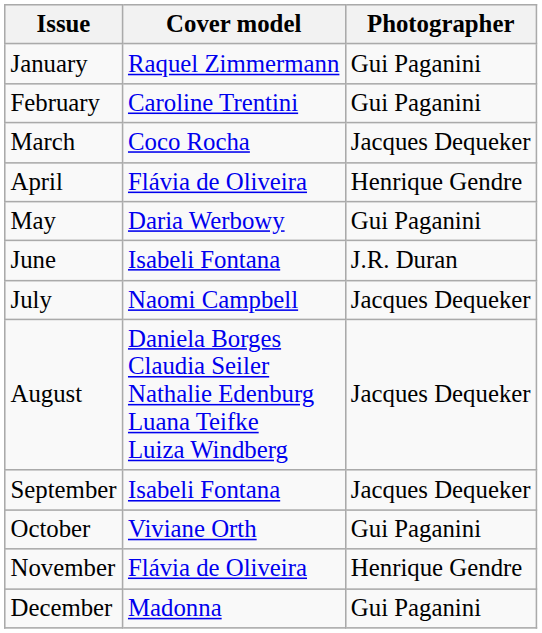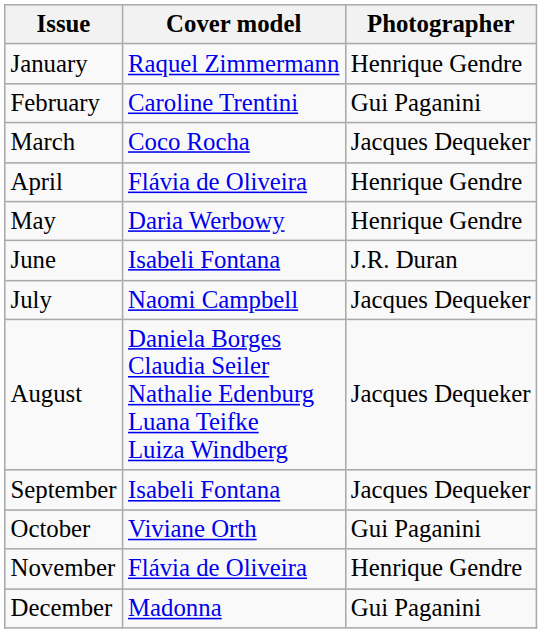(416, 63) Gui Paganini -> (437, 63) Henrique Gendre
(416, 220) Gui Paganini -> (437, 220) Henrique Gendre
